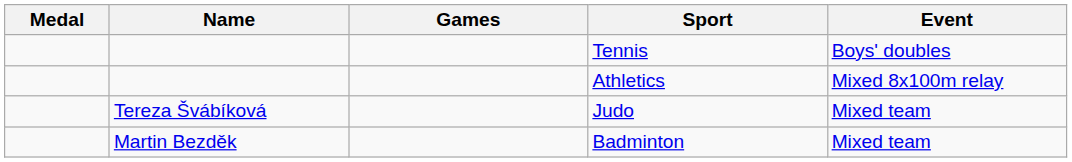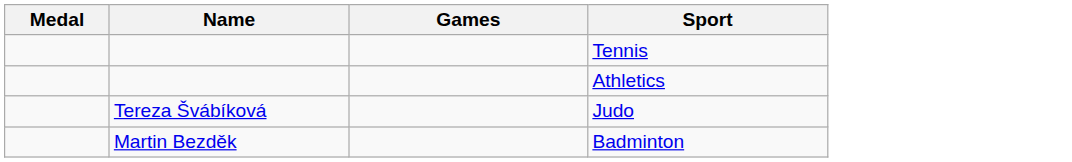- column: (947, 19)
